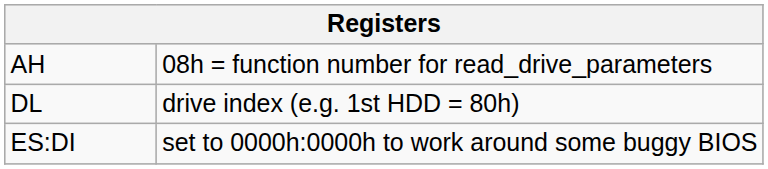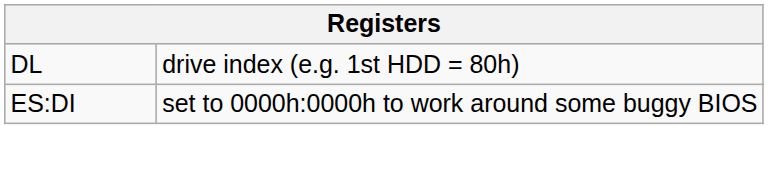- row: (28, 63)
